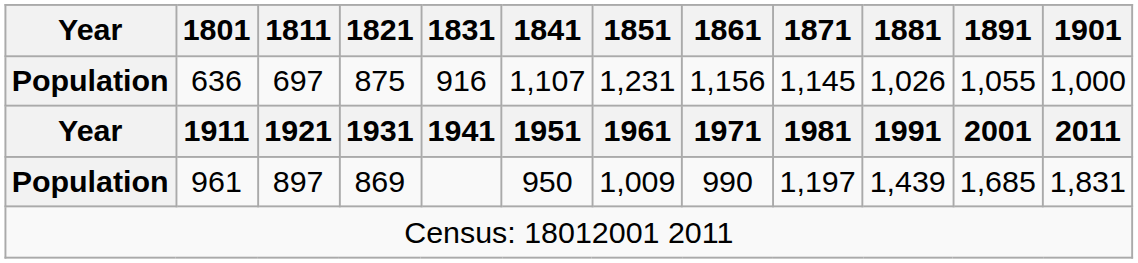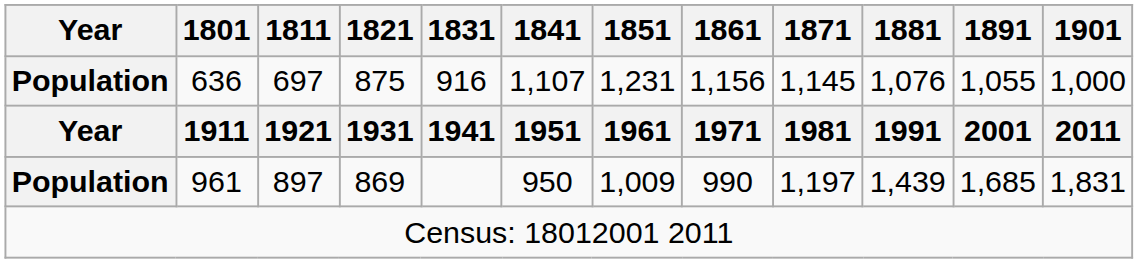(908, 81) 1,026 -> (908, 81) 1,076
